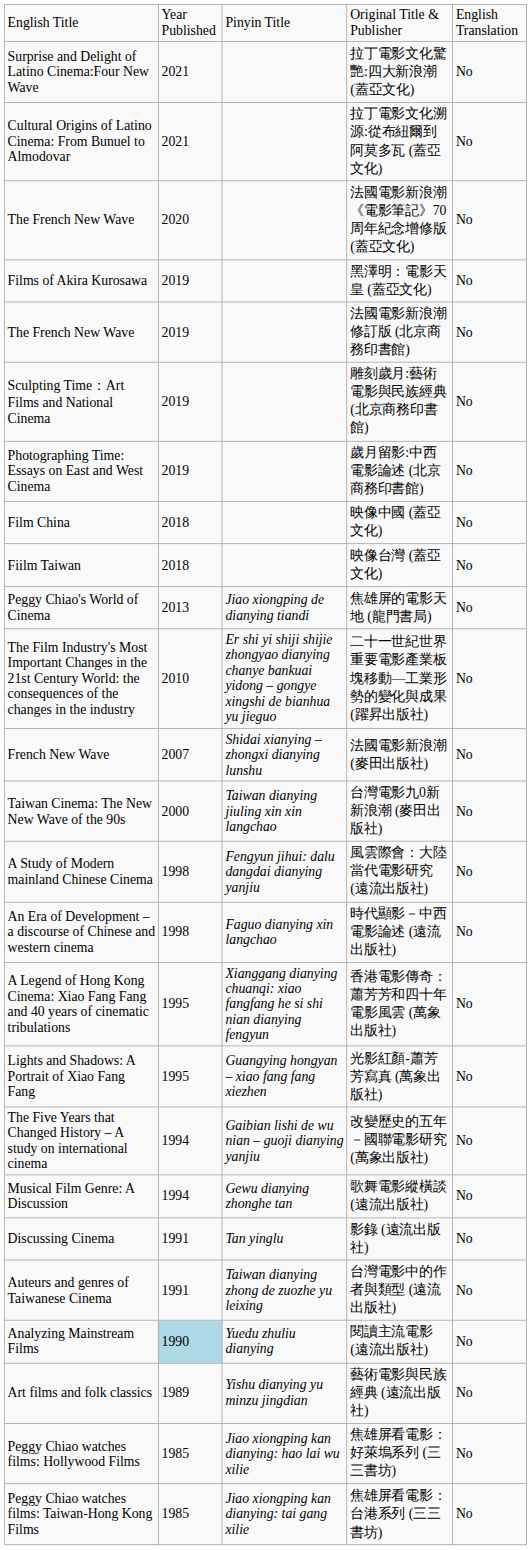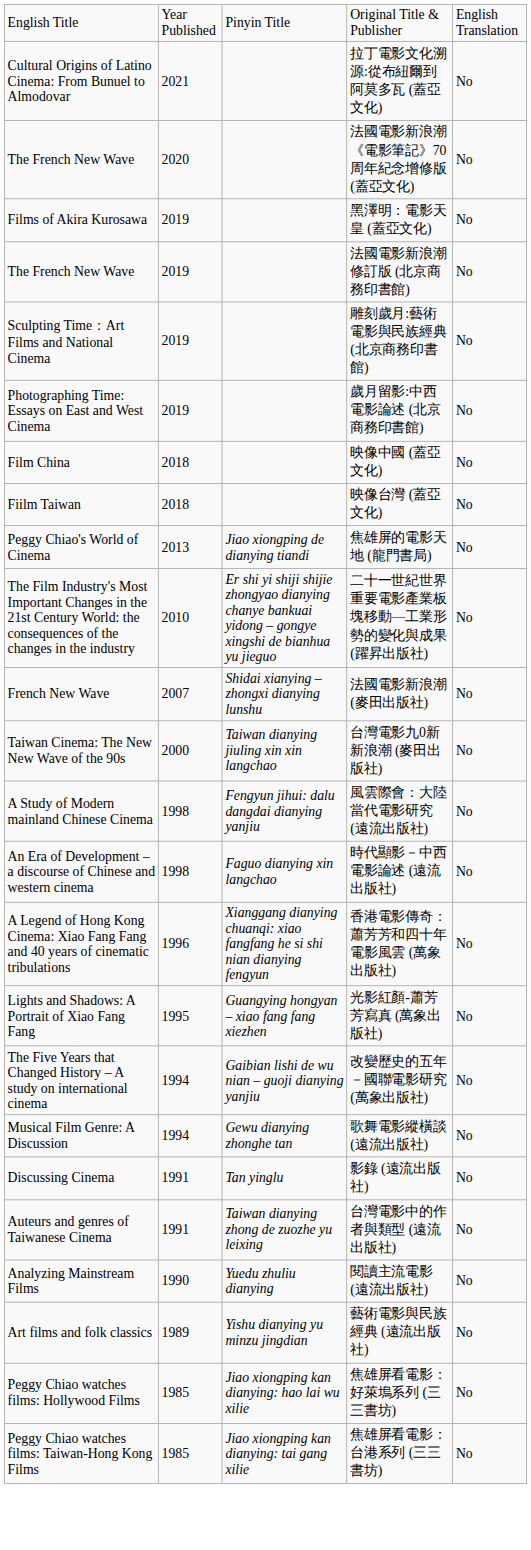- row: (398, 71)
(175, 1004) 1995 -> (175, 943) 1996
(175, 1341) lightblue background -> (175, 1281) no background
